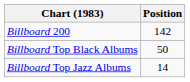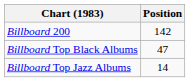(163, 49) 50 -> (163, 49) 47
